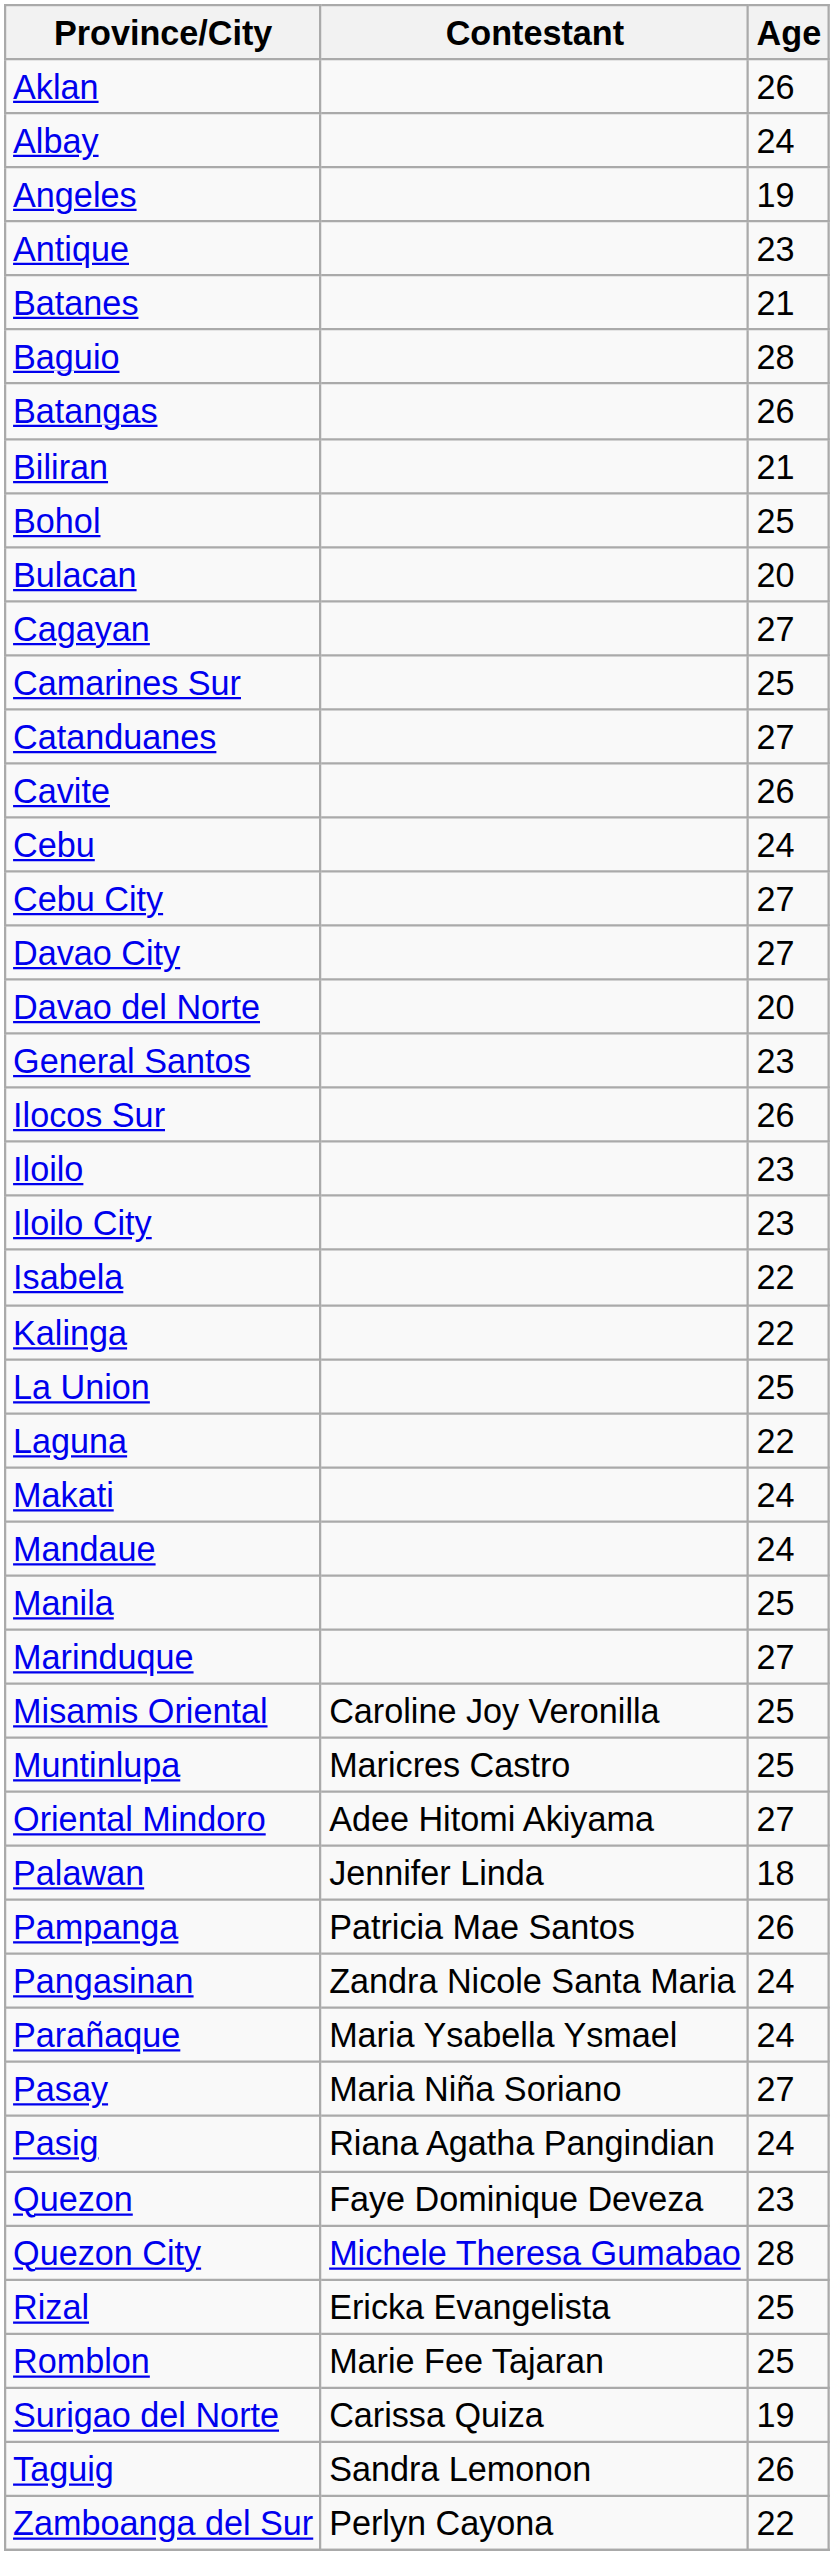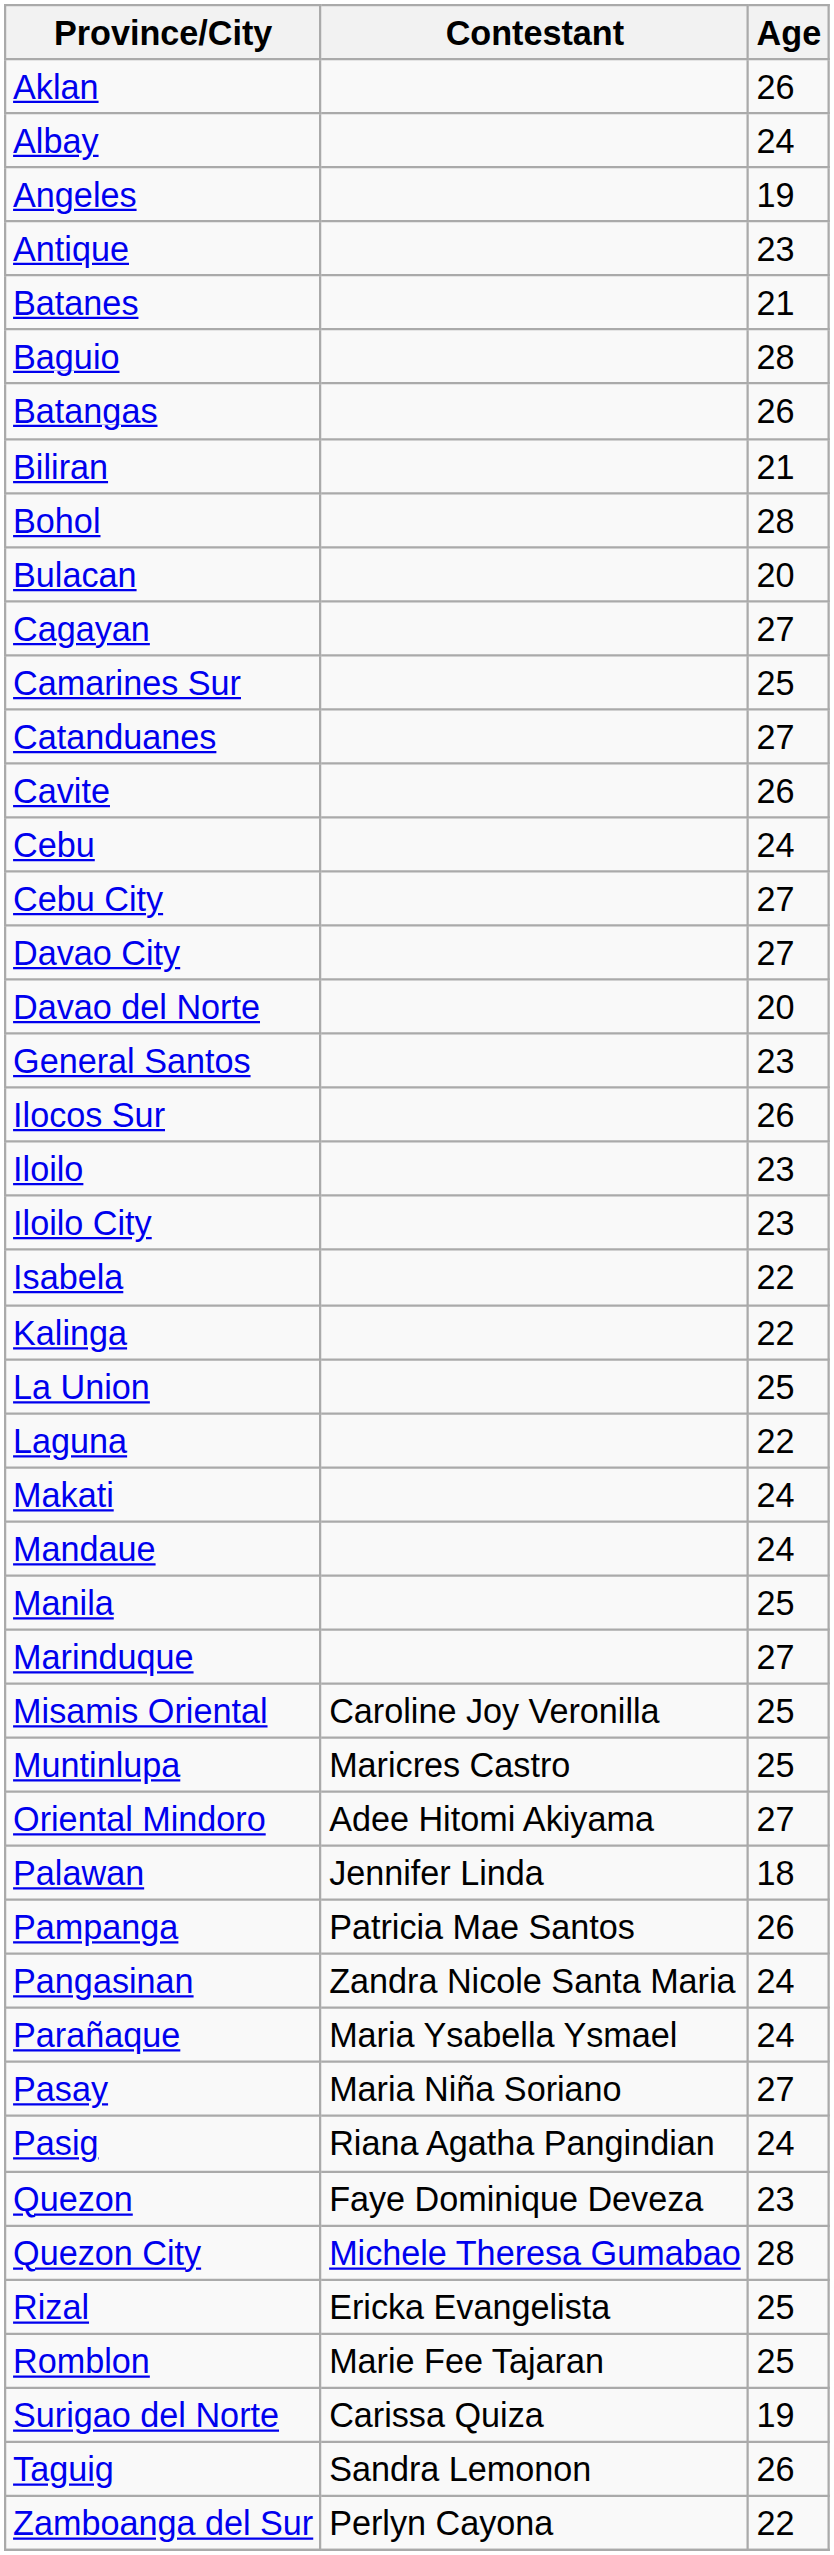(776, 520) 25 -> (776, 520) 28
